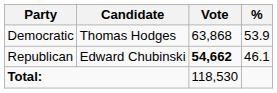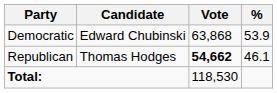(128, 35) Thomas Hodges -> (133, 35) Edward Chubinski
(133, 56) Edward Chubinski -> (128, 56) Thomas Hodges
